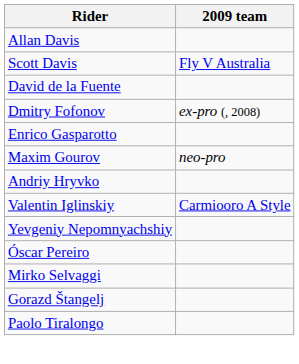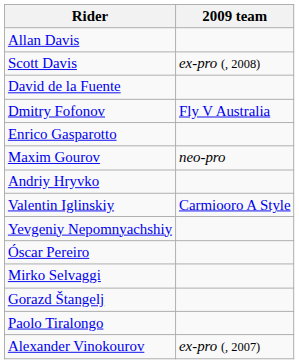(225, 63) Fly V Australia -> (220, 63) ex-pro (, 2008)
(220, 110) ex-pro (, 2008) -> (225, 110) Fly V Australia
+ row: (76, 346)
